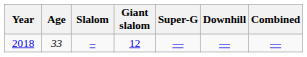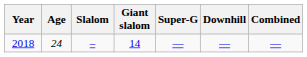(56, 43) 33 -> (56, 43) 24
(135, 43) 12 -> (135, 43) 14
